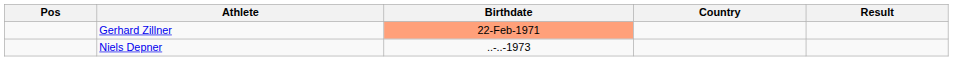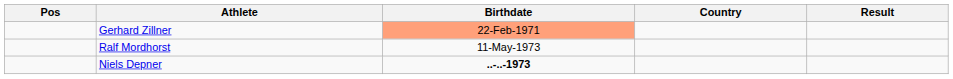+ row: (135, 47)
(509, 47) normal -> (509, 64) bold
